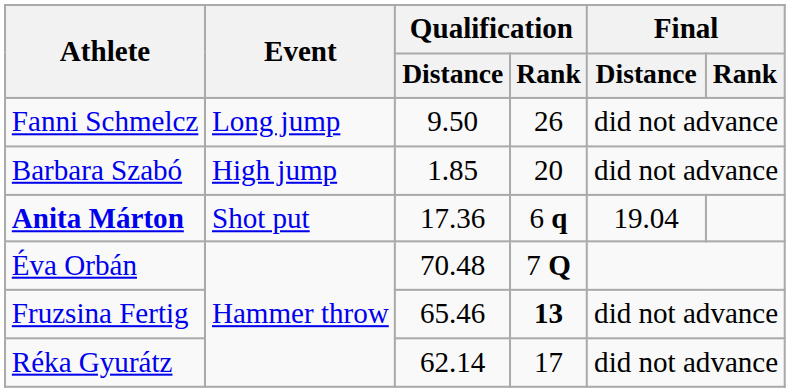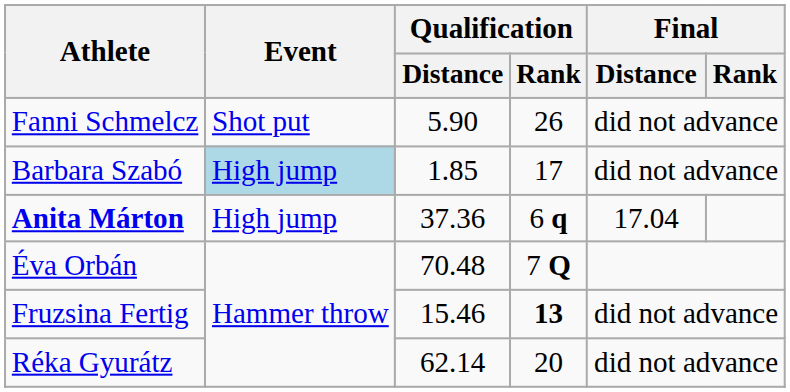(276, 122) Long jump -> (261, 122) Shot put
(453, 122) 9.50 -> (453, 122) 5.90
(275, 170) no background -> (275, 170) lightblue background
(549, 170) 20 -> (549, 170) 17
(261, 218) Shot put -> (275, 218) High jump
(453, 218) 17.36 -> (453, 218) 37.36
(646, 218) 19.04 -> (646, 218) 17.04
(453, 314) 65.46 -> (453, 314) 15.46
(549, 362) 17 -> (549, 362) 20
